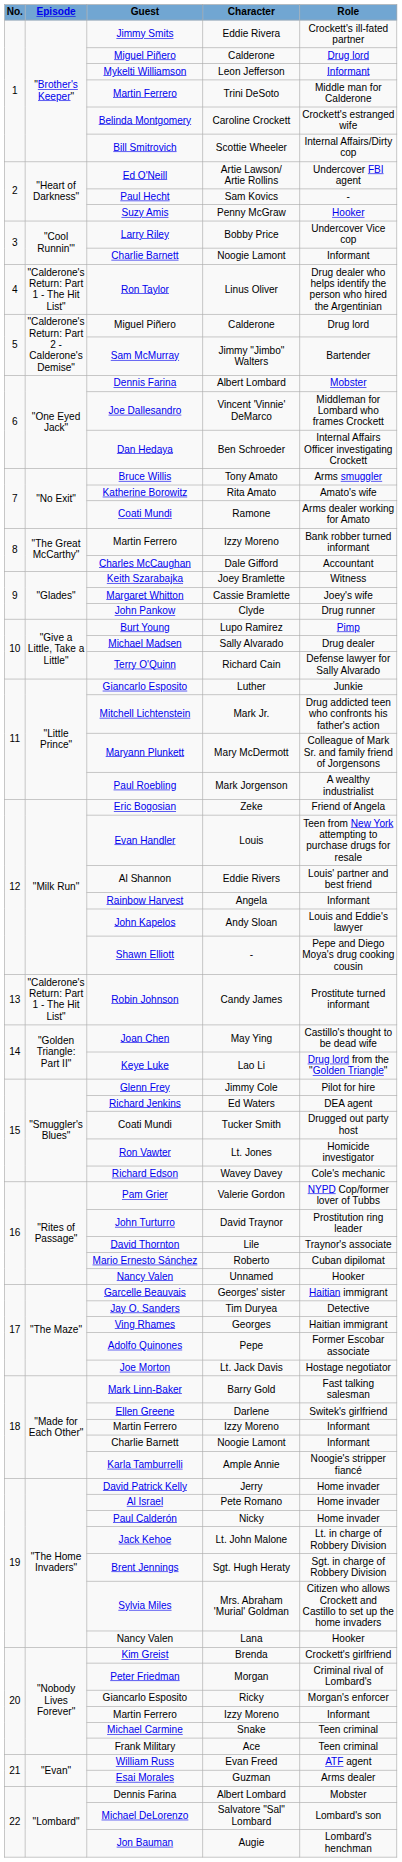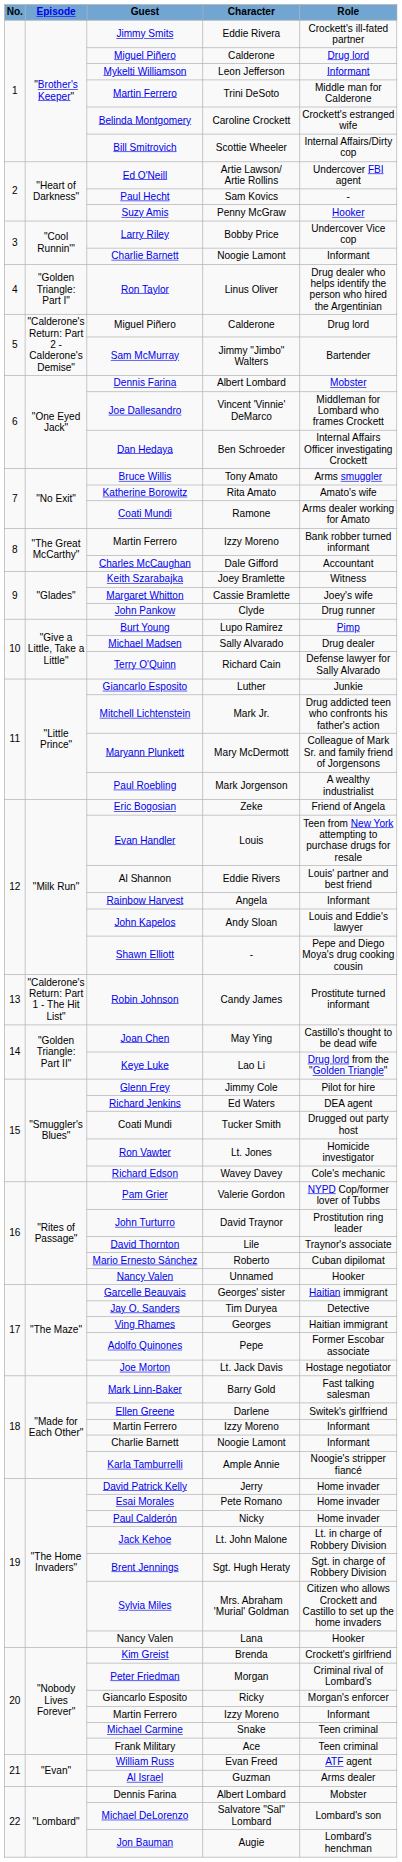(56, 289) "Calderone's Return: Part 1 - The Hit List" -> (56, 289) "Golden Triangle: Part I"
(145, 1502) Al Israel -> (145, 1502) Esai Morales
(145, 1778) Esai Morales -> (145, 1778) Al Israel
